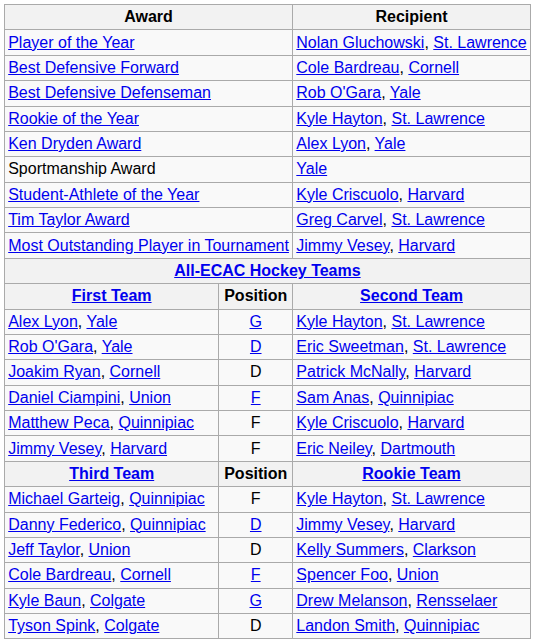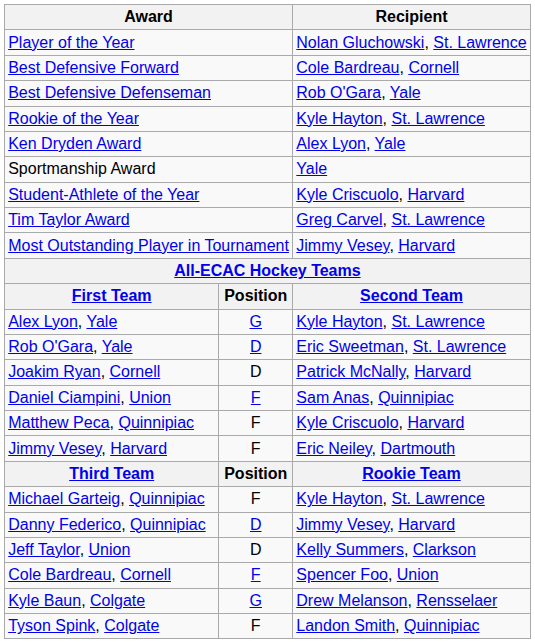(256, 626) D -> (256, 626) F
